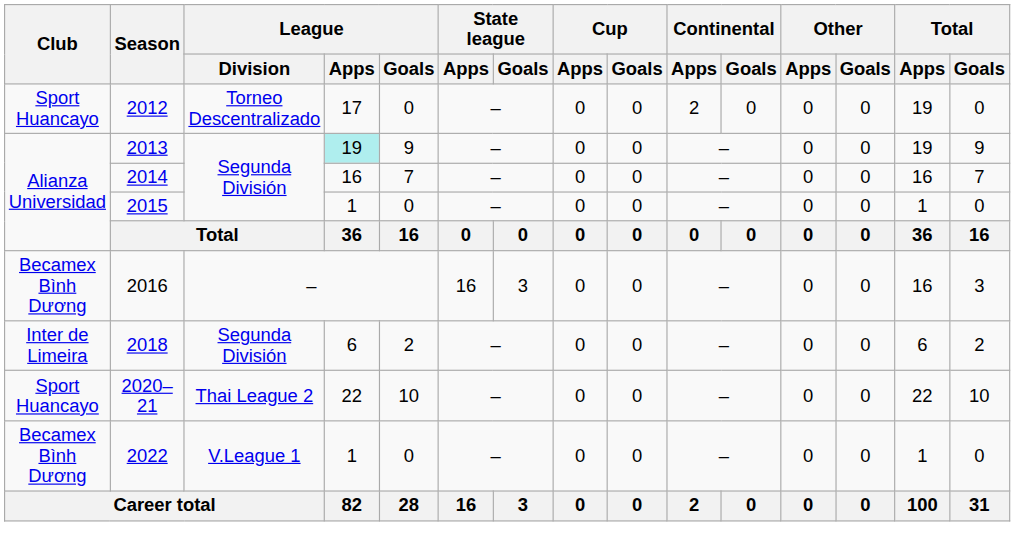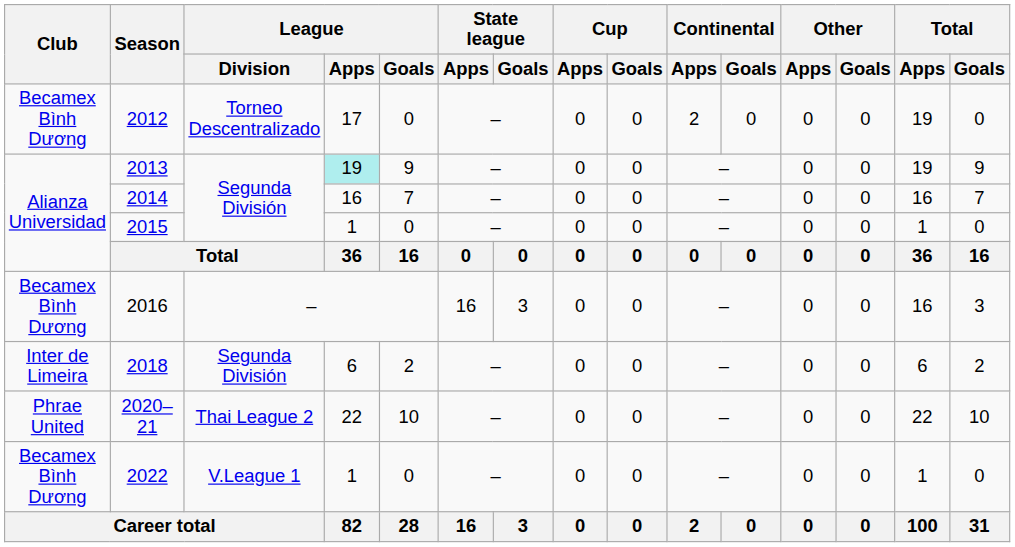(57, 108) Sport Huancayo -> (57, 118) Becamex Bình Dương
(57, 395) Sport Huancayo -> (57, 416) Phrae United
